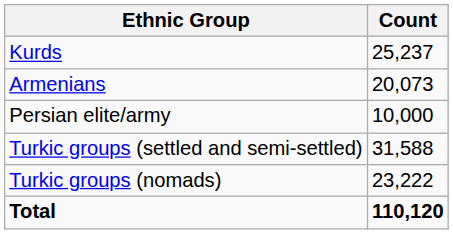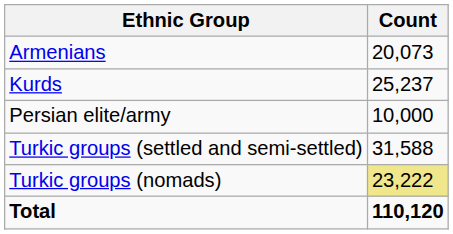rows swapped: (57, 84) <-> (36, 52)
(403, 180) no background -> (403, 180) khaki background
